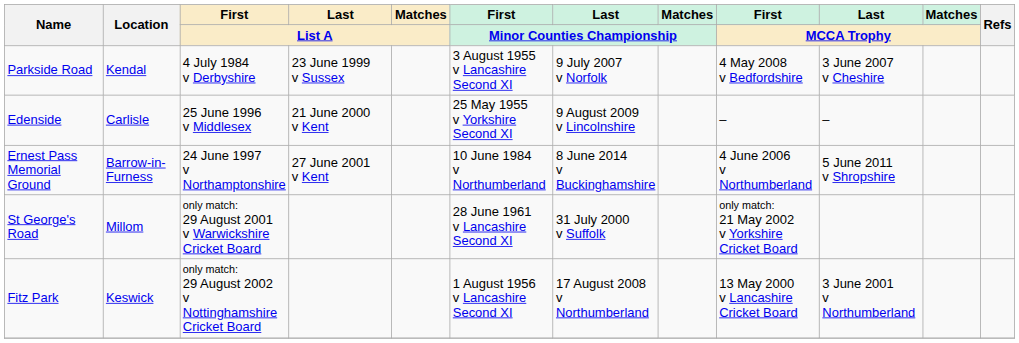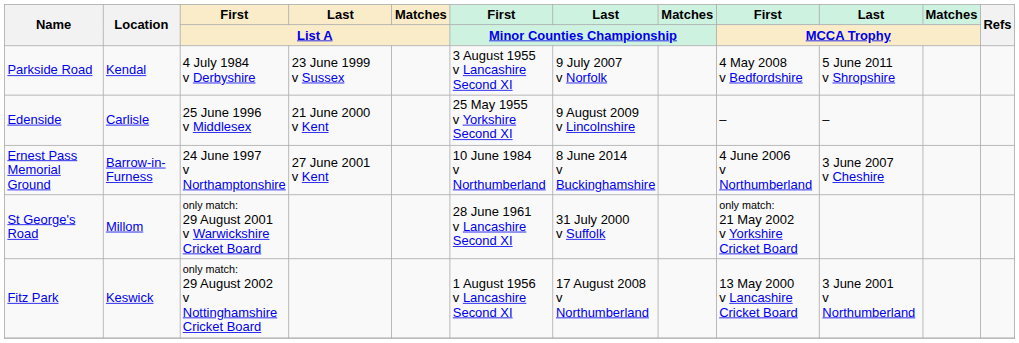(858, 70) 3 June 2007 v Cheshire -> (859, 70) 5 June 2011 v Shropshire
(859, 169) 5 June 2011 v Shropshire -> (858, 169) 3 June 2007 v Cheshire
